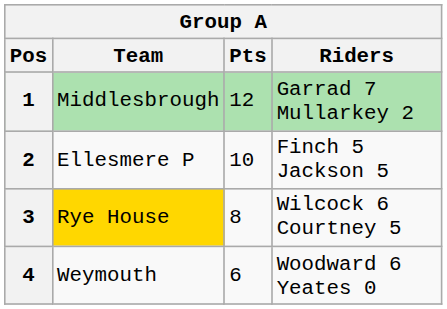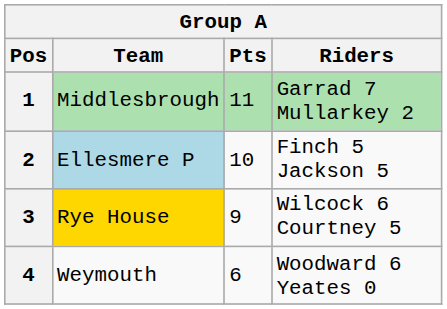(242, 102) 12 -> (242, 102) 11
(126, 159) no background -> (126, 159) lightblue background
(236, 217) 8 -> (236, 217) 9
